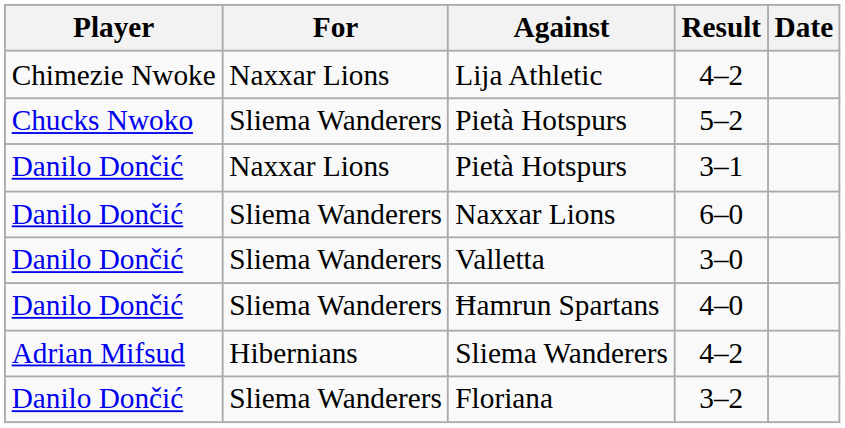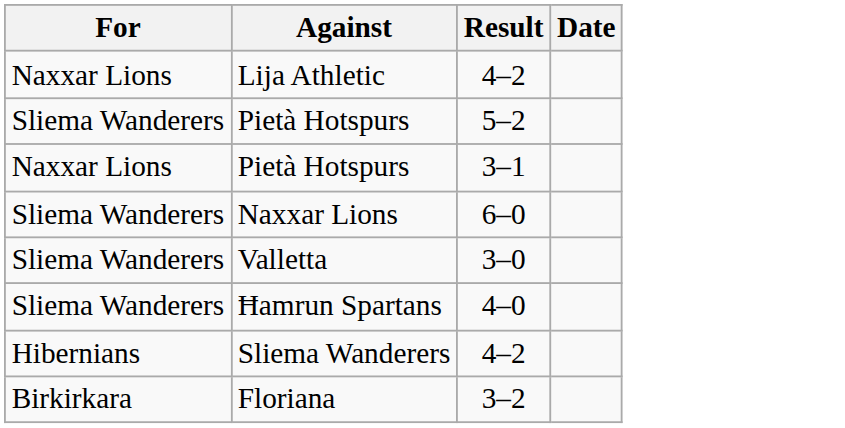- column: (114, 27)
(336, 399) Sliema Wanderers -> (72, 399) Birkirkara
